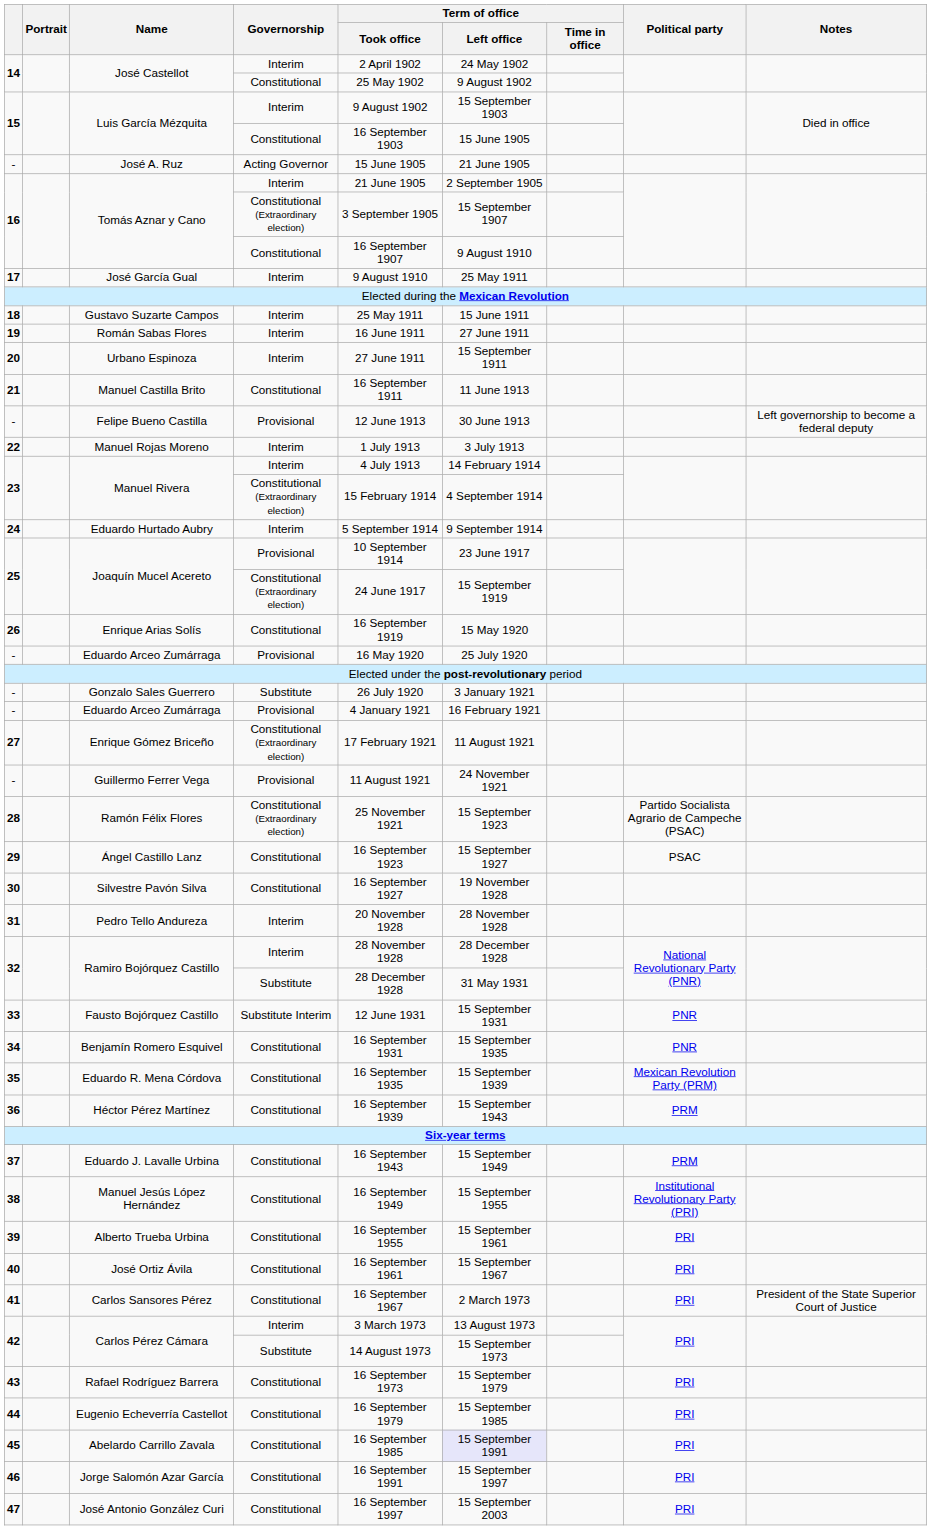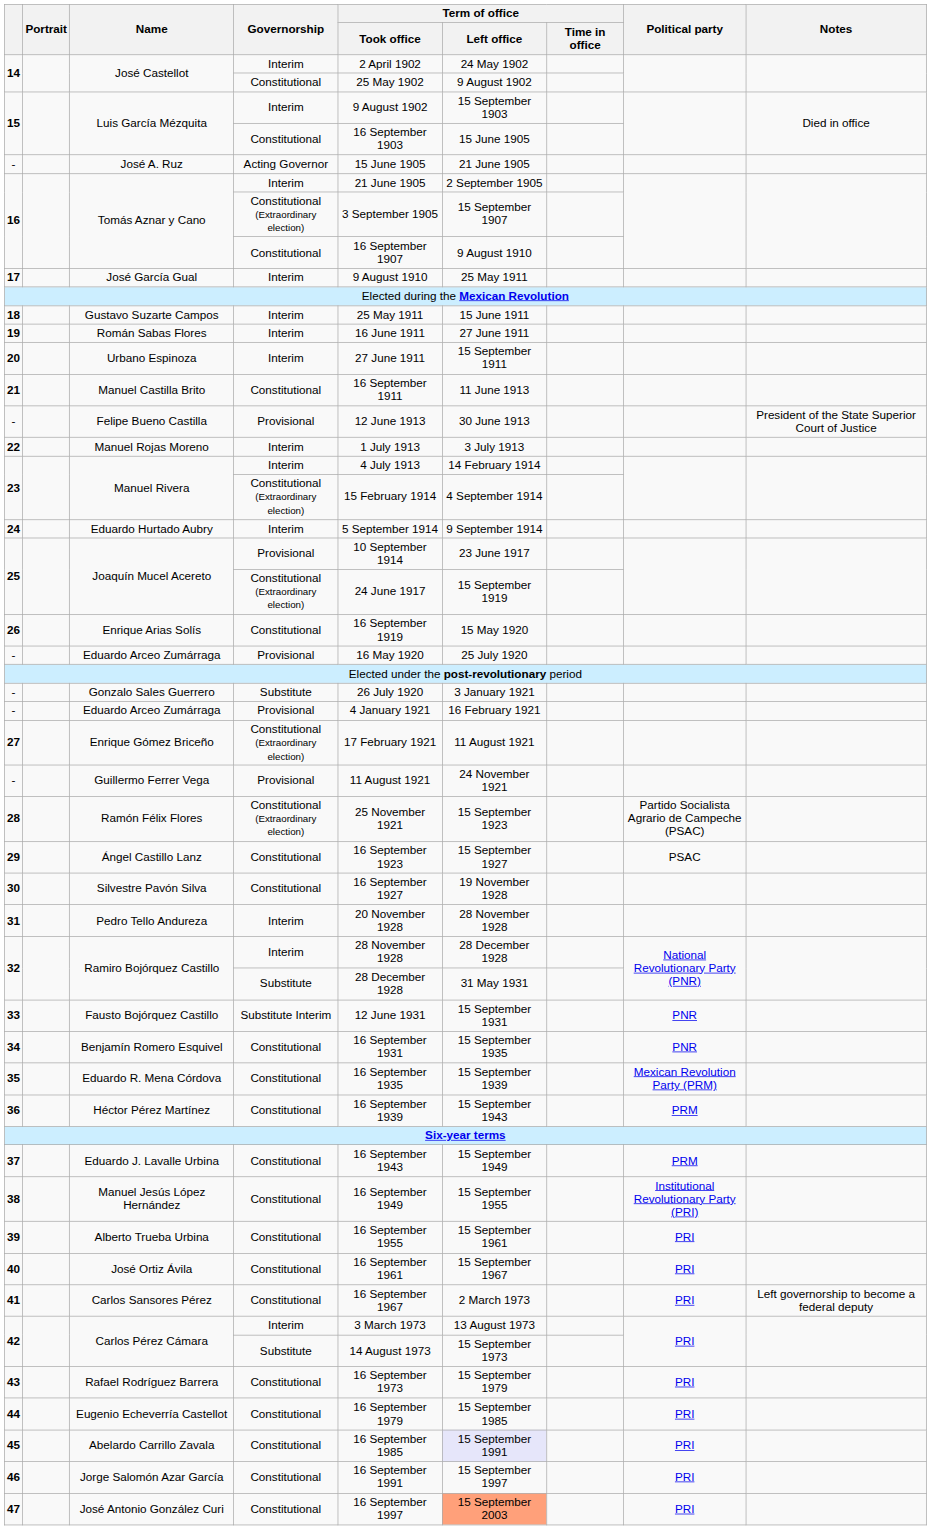(836, 421) Left governorship to become a federal deputy -> (836, 421) President of the State Superior Court of Justice
(836, 1300) President of the State Superior Court of Justice -> (836, 1300) Left governorship to become a federal deputy
(494, 1509) no background -> (494, 1509) lightsalmon background
